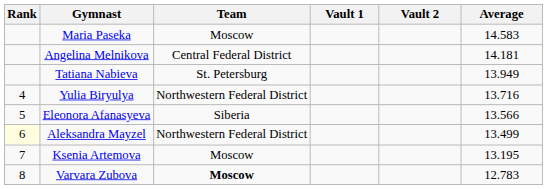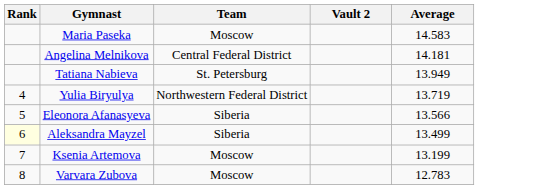- column: (345, 14)
(502, 94) 13.716 -> (433, 94) 13.719
(232, 134) Northwestern Federal District -> (232, 134) Siberia
(502, 154) 13.195 -> (433, 154) 13.199
(232, 174) bold -> (232, 174) normal
